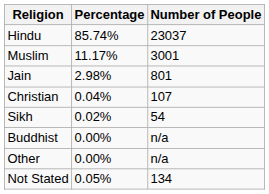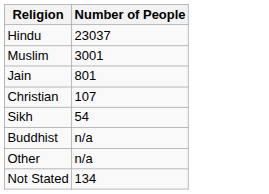- column: (110, 14)
